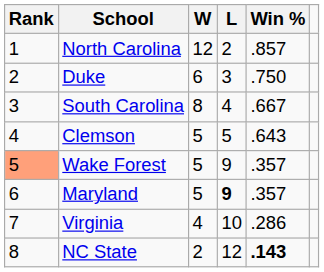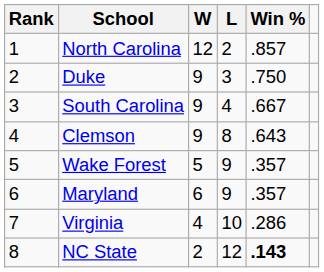(198, 77) 6 -> (198, 77) 9
(198, 106) 8 -> (198, 106) 9
(198, 135) 5 -> (198, 135) 9
(227, 135) 5 -> (227, 135) 8
(14, 164) lightsalmon background -> (14, 164) no background
(198, 194) 5 -> (198, 194) 6
(227, 194) bold -> (227, 194) normal
